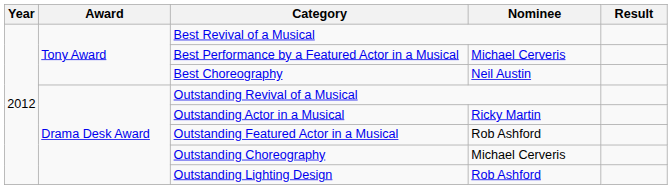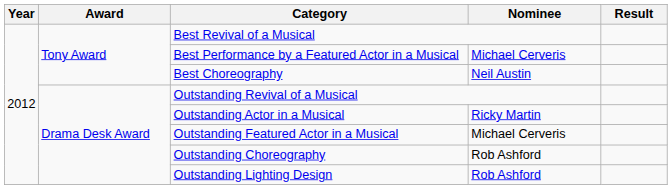(506, 134) Rob Ashford -> (518, 134) Michael Cerveris
(518, 154) Michael Cerveris -> (506, 154) Rob Ashford
